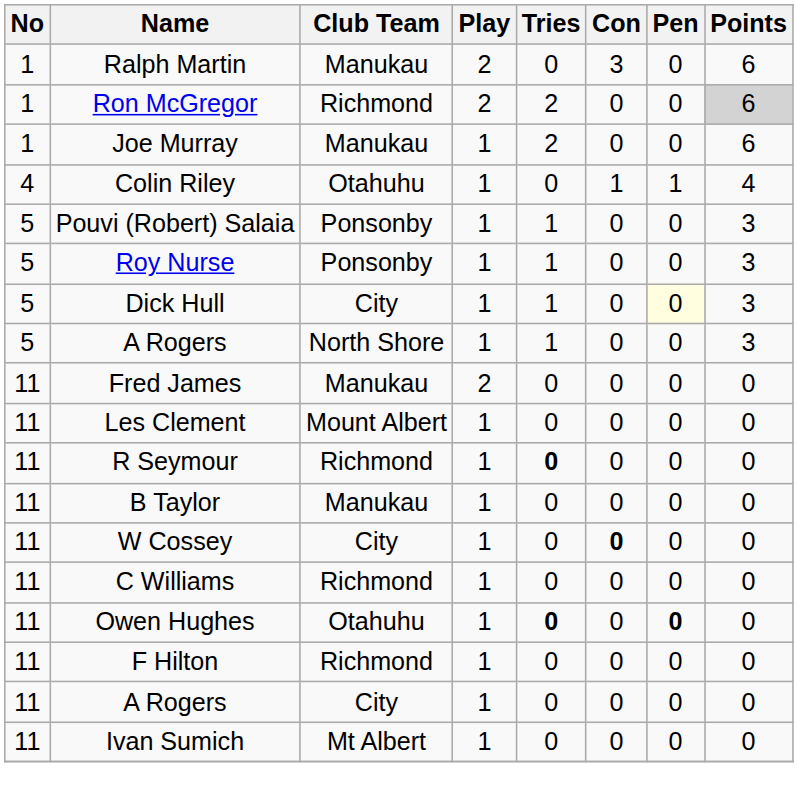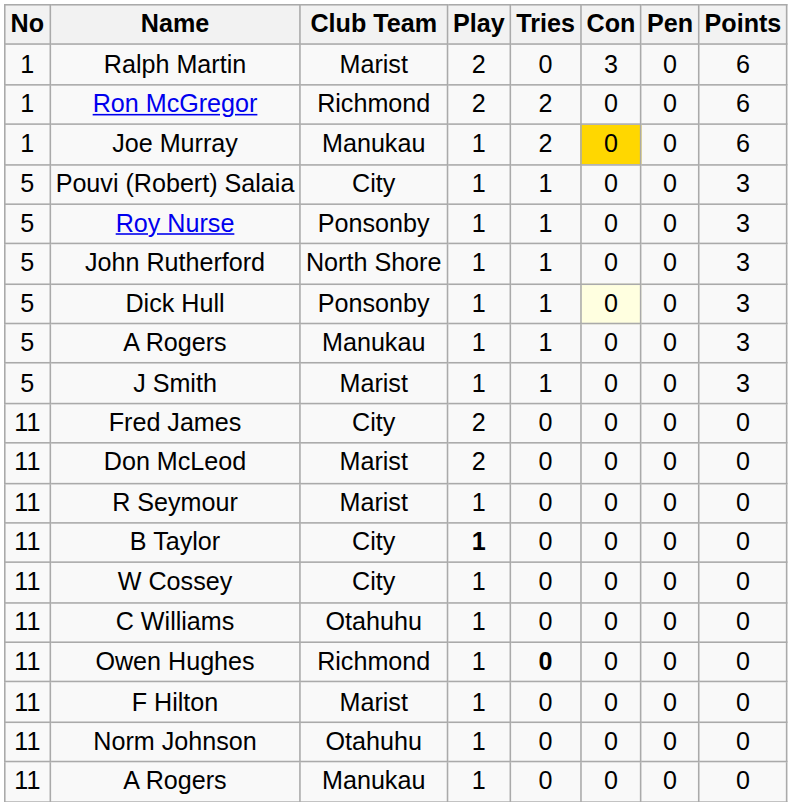(376, 64) Manukau -> (374, 64) Marist
(749, 104) lightgrey background -> (743, 104) no background
(616, 143) no background -> (611, 143) gold background
- row: (27, 183)
(376, 223) Ponsonby -> (374, 183) City
+ row: (27, 263)
(376, 303) City -> (374, 303) Ponsonby
(616, 303) no background -> (611, 303) lightyellow background
(676, 303) lightyellow background -> (670, 303) no background
(376, 343) North Shore -> (374, 343) Manukau
+ row: (27, 382)
(376, 382) Manukau -> (374, 422) City
+ row: (27, 462)
- row: (27, 422)
(376, 462) Richmond -> (374, 502) Marist
(551, 462) bold -> (546, 502) normal
(376, 502) Manukau -> (374, 542) City
(484, 502) normal -> (479, 542) bold
(616, 542) bold -> (611, 582) normal
(376, 582) Richmond -> (374, 622) Otahuhu
(376, 622) Otahuhu -> (374, 661) Richmond
(676, 622) bold -> (670, 661) normal
(376, 661) Richmond -> (374, 701) Marist
+ row: (27, 741)
(376, 701) City -> (374, 781) Manukau
- row: (27, 741)
